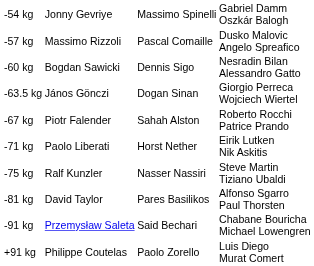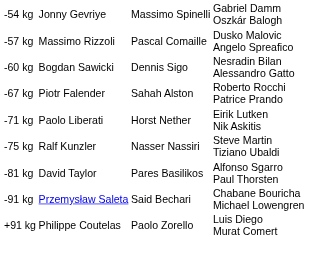- row: (23, 94)
